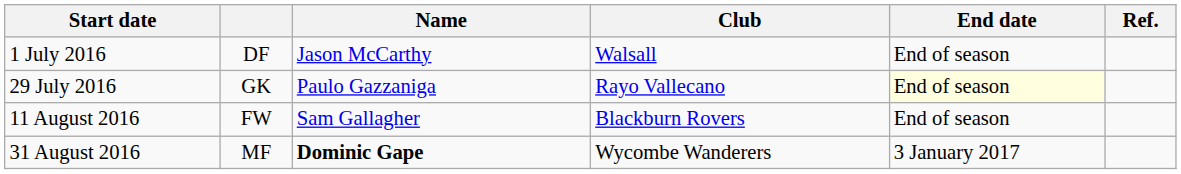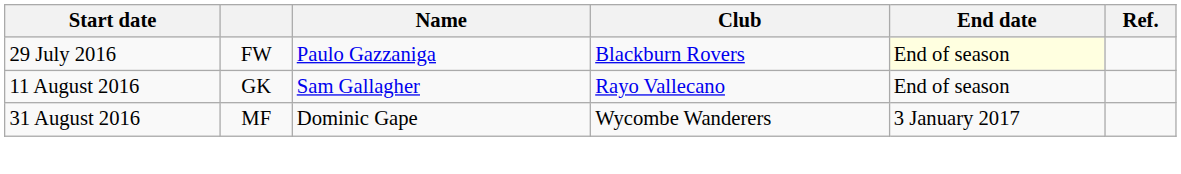- row: (58, 53)
(256, 86) GK -> (256, 53) FW
(660, 86) Rayo Vallecano -> (670, 53) Blackburn Rovers
(256, 119) FW -> (256, 86) GK
(670, 119) Blackburn Rovers -> (660, 86) Rayo Vallecano
(360, 151) bold -> (357, 119) normal
